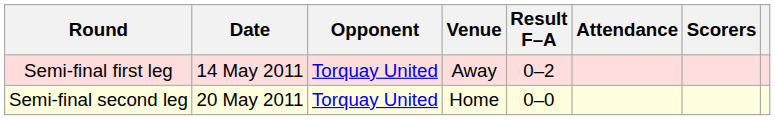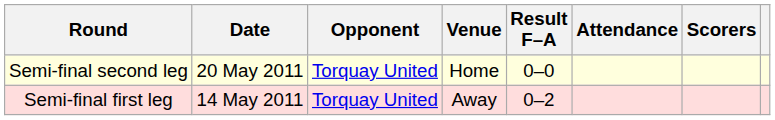rows swapped: (98, 70) <-> (98, 99)
